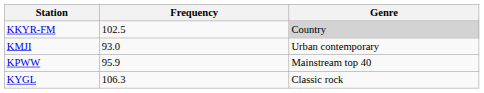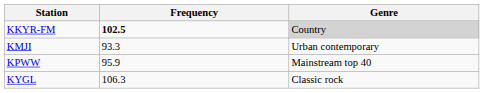(114, 29) normal -> (114, 29) bold
(111, 46) 93.0 -> (111, 46) 93.3
